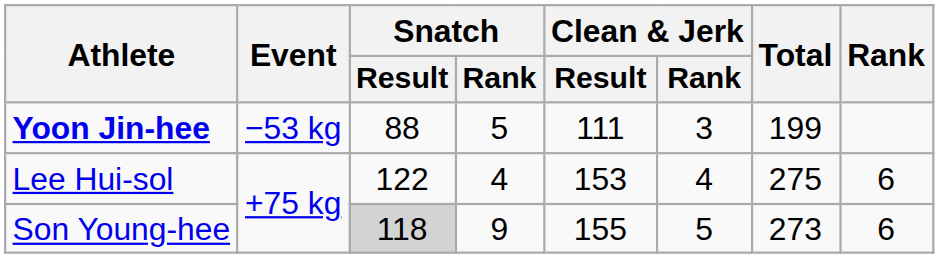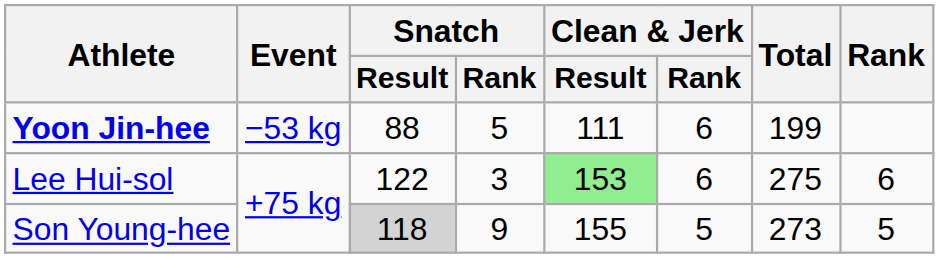(704, 128) 3 -> (704, 128) 6
(499, 179) 4 -> (499, 179) 3
(600, 179) no background -> (600, 179) lightgreen background
(704, 179) 4 -> (704, 179) 6
(886, 229) 6 -> (886, 229) 5
